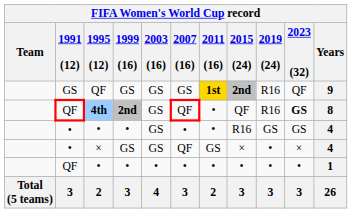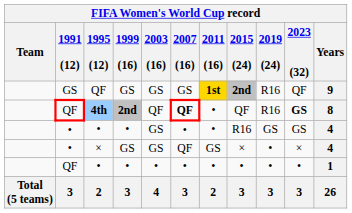(156, 110) GS -> (156, 110) QF
(185, 110) normal -> (185, 110) bold
